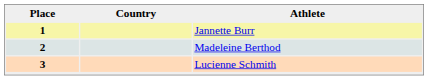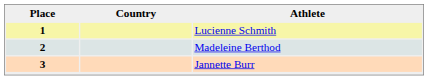(224, 30) Jannette Burr -> (235, 30) Lucienne Schmith
(235, 64) Lucienne Schmith -> (224, 64) Jannette Burr
